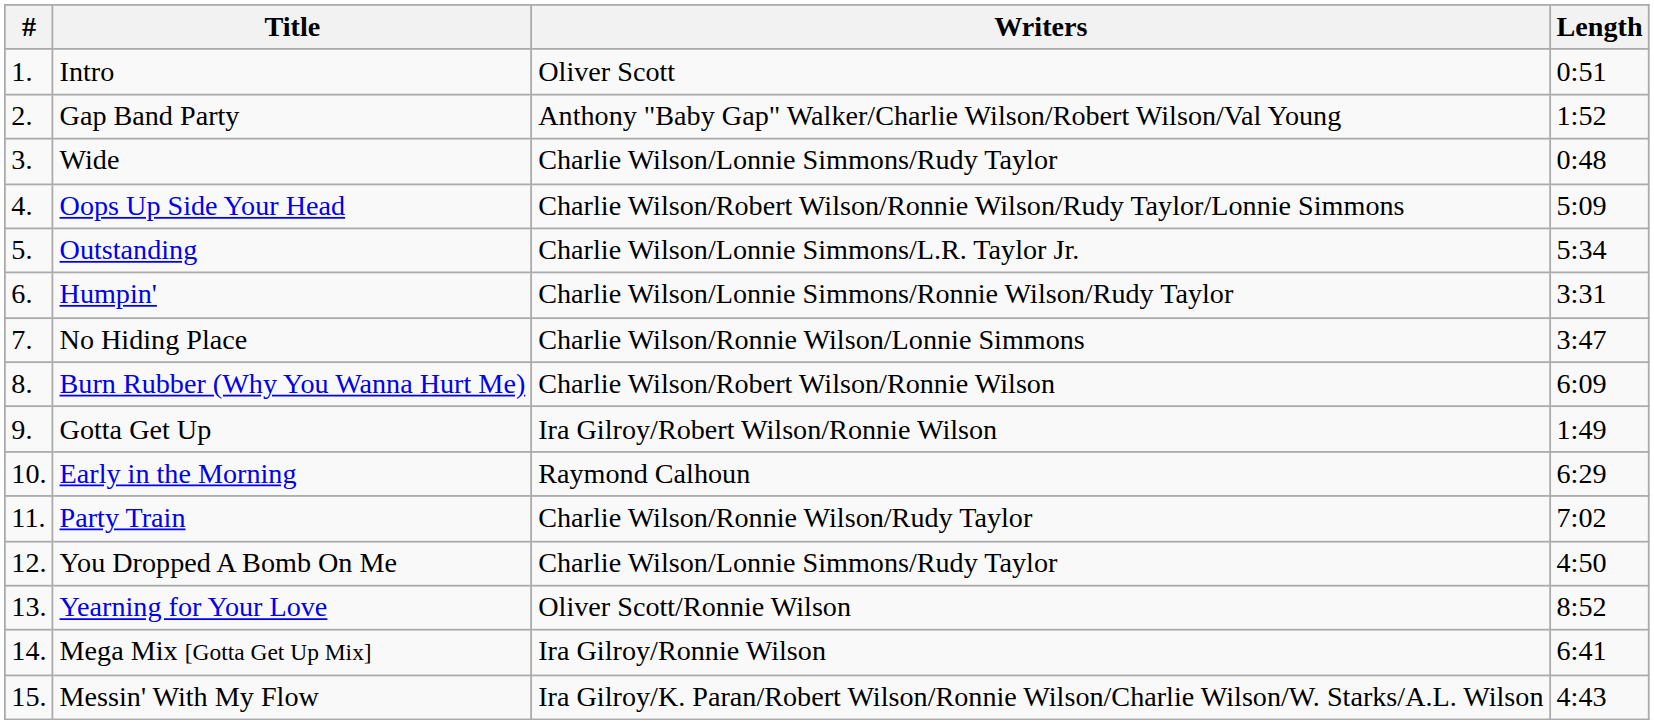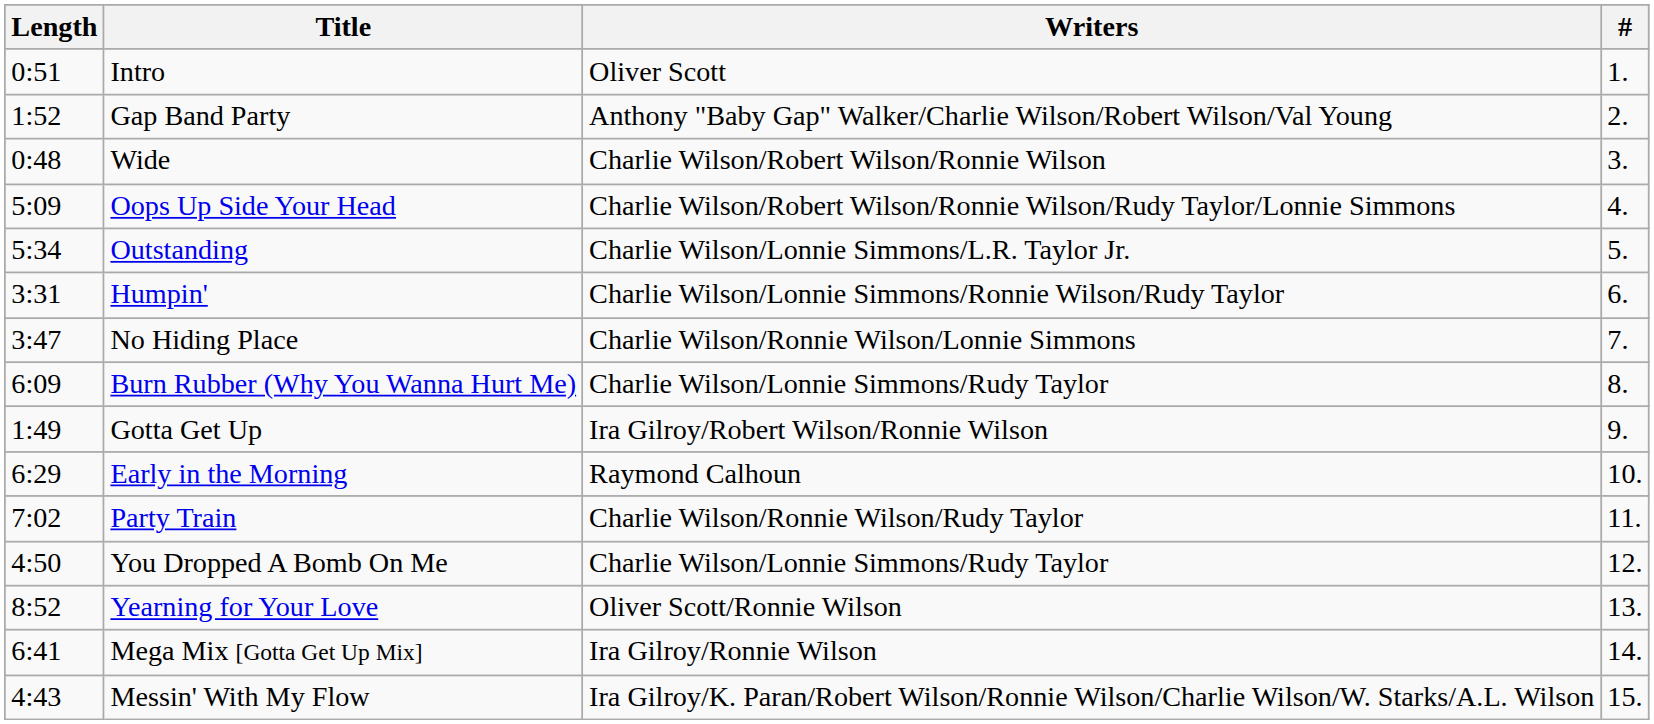columns swapped: (29, 26) <-> (1600, 26)
(798, 160) Charlie Wilson/Lonnie Simmons/Rudy Taylor -> (848, 160) Charlie Wilson/Robert Wilson/Ronnie Wilson
(797, 384) Charlie Wilson/Robert Wilson/Ronnie Wilson -> (849, 384) Charlie Wilson/Lonnie Simmons/Rudy Taylor
